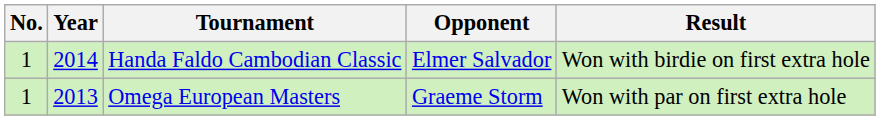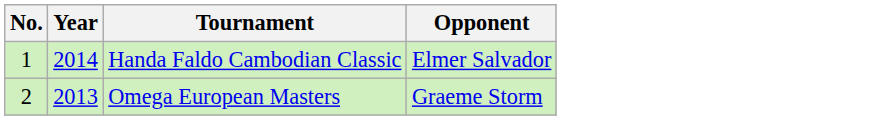- column: (716, 23)
(26, 96) 1 -> (26, 96) 2
